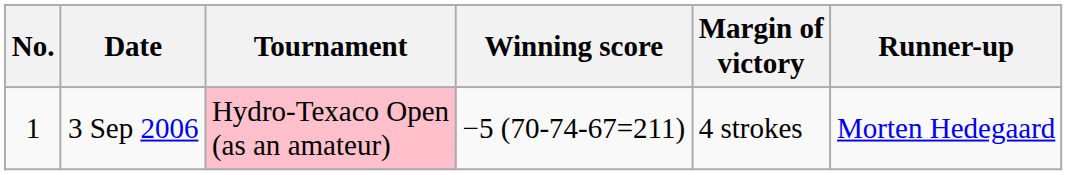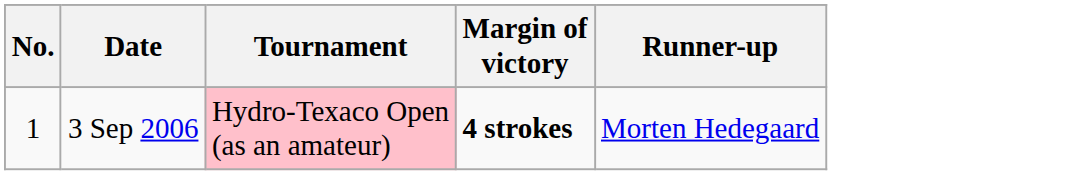- column: (574, 45)
(751, 128) normal -> (518, 128) bold
